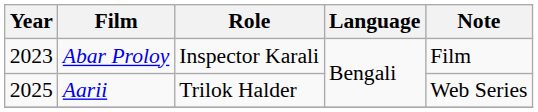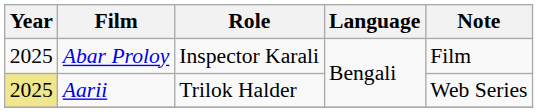(31, 55) 2023 -> (31, 55) 2025
(31, 90) no background -> (31, 90) khaki background
